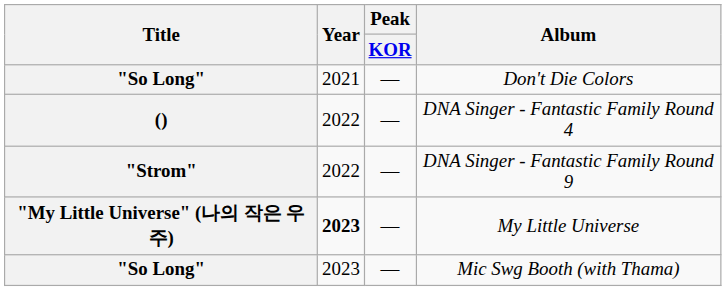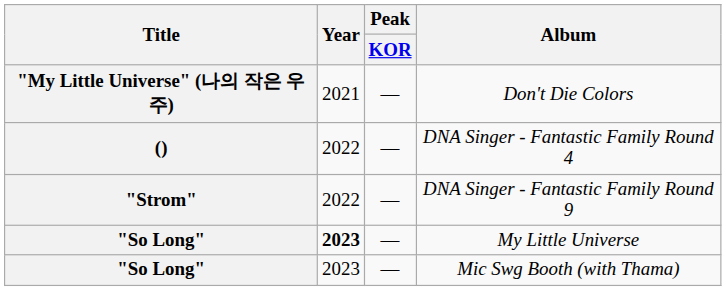(161, 79) "So Long" -> (161, 92) "My Little Universe" (나의 작은 우주)
(161, 225) "My Little Universe" (나의 작은 우주) -> (161, 239) "So Long"
